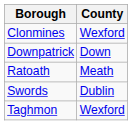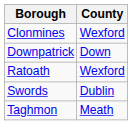(97, 71) Meath -> (102, 71) Wexford
(102, 110) Wexford -> (97, 110) Meath
